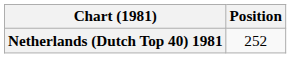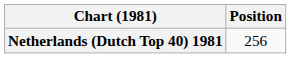(256, 40) 252 -> (256, 40) 256
